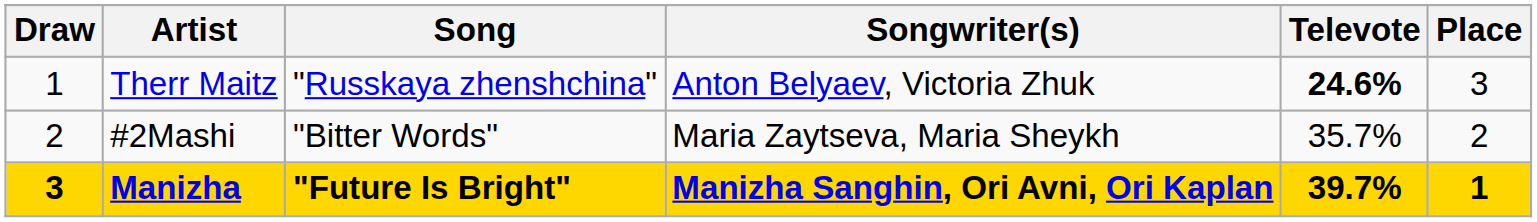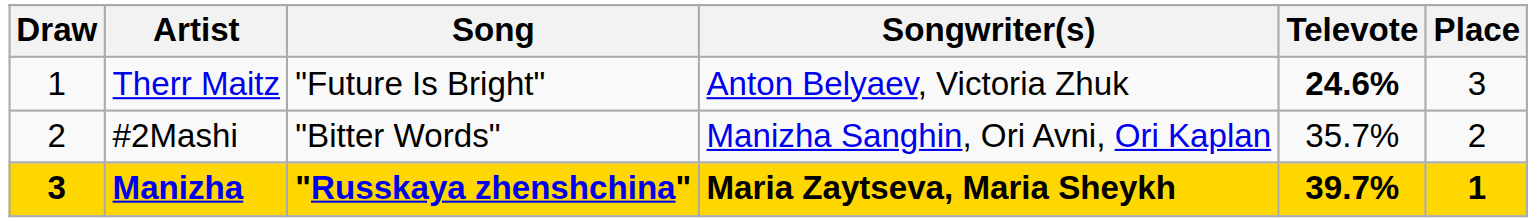(475, 83) "Russkaya zhenshchina" -> (420, 83) "Future Is Bright"
(896, 135) Maria Zaytseva, Maria Sheykh -> (989, 135) Manizha Sanghin, Ori Avni, Ori Kaplan
(432, 188) "Future Is Bright" -> (493, 188) "Russkaya zhenshchina"
(973, 188) Manizha Sanghin, Ori Avni, Ori Kaplan -> (941, 188) Maria Zaytseva, Maria Sheykh
